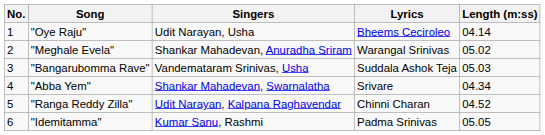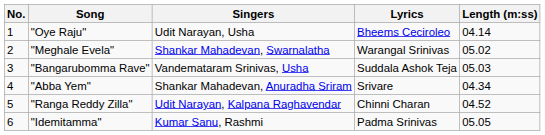(253, 50) Shankar Mahadevan, Anuradha Sriram -> (242, 50) Shankar Mahadevan, Swarnalatha
(242, 86) Shankar Mahadevan, Swarnalatha -> (253, 86) Shankar Mahadevan, Anuradha Sriram
